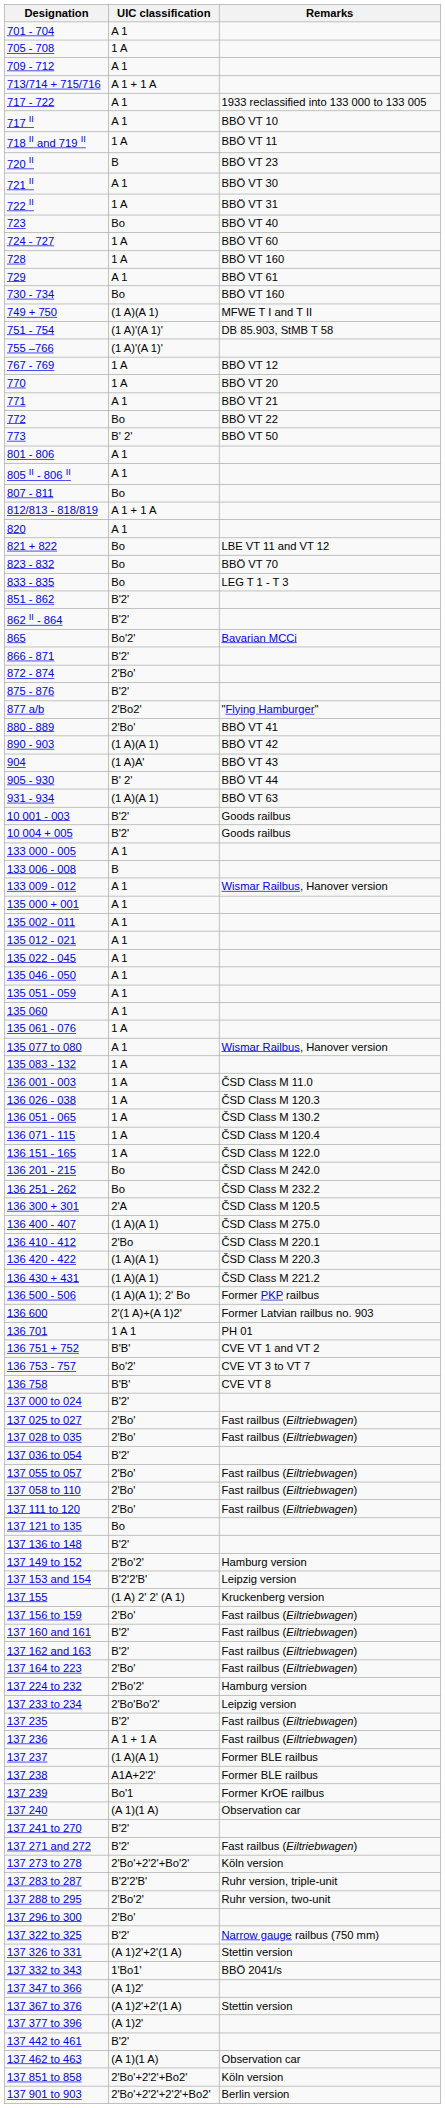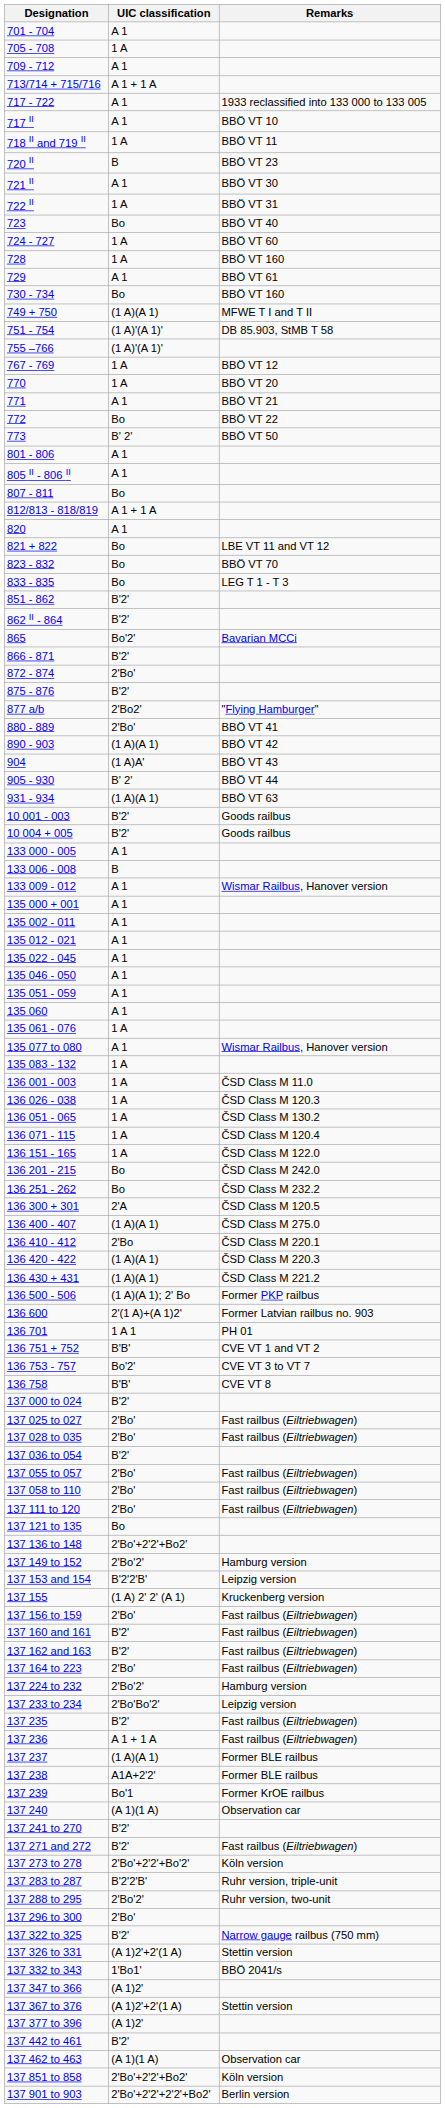(120, 1544) B'2' -> (149, 1544) 2'Bo'+2'2'+Bo2'
